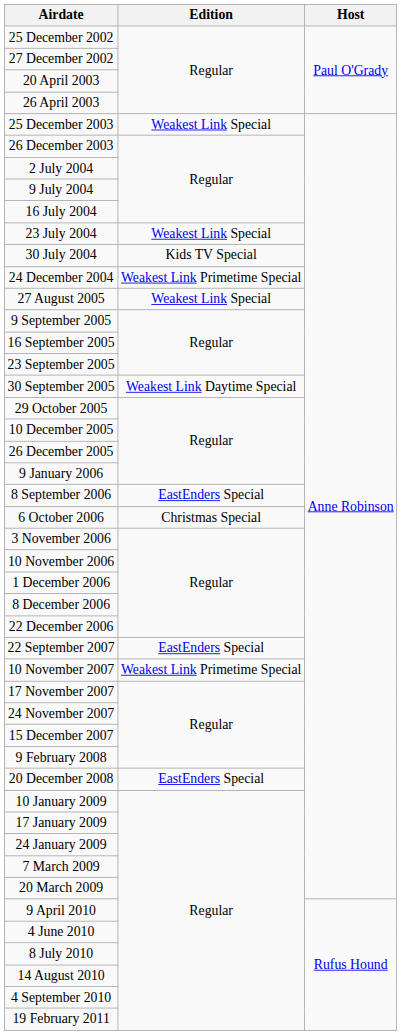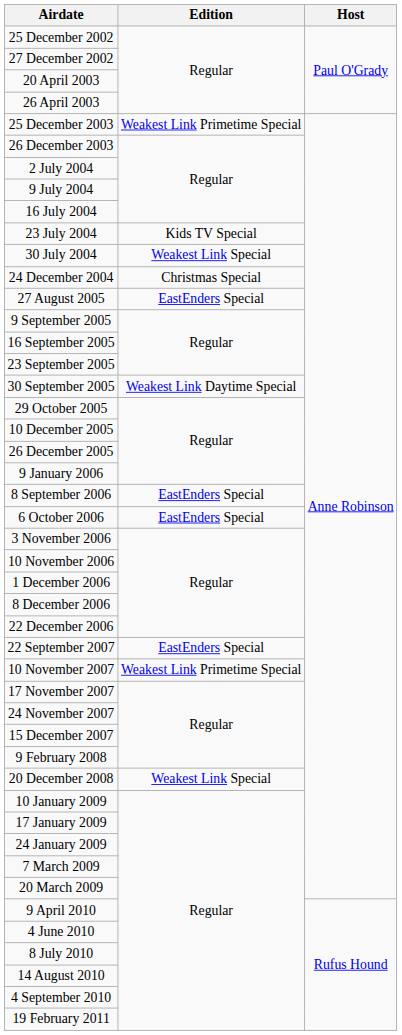(211, 124) Weakest Link Special -> (211, 124) Weakest Link Primetime Special
(211, 233) Weakest Link Special -> (211, 233) Kids TV Special
(211, 255) Kids TV Special -> (211, 255) Weakest Link Special
(211, 277) Weakest Link Primetime Special -> (211, 277) Christmas Special
(211, 299) Weakest Link Special -> (211, 299) EastEnders Special
(211, 517) Christmas Special -> (211, 517) EastEnders Special
(211, 779) EastEnders Special -> (211, 779) Weakest Link Special
